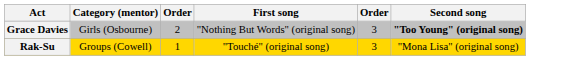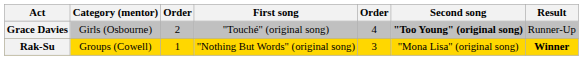+ column: (552, 13)
(276, 30) "Nothing But Words" (original song) -> (276, 30) "Touché" (original song)
(374, 30) 3 -> (374, 30) 4
(276, 47) "Touché" (original song) -> (276, 47) "Nothing But Words" (original song)
